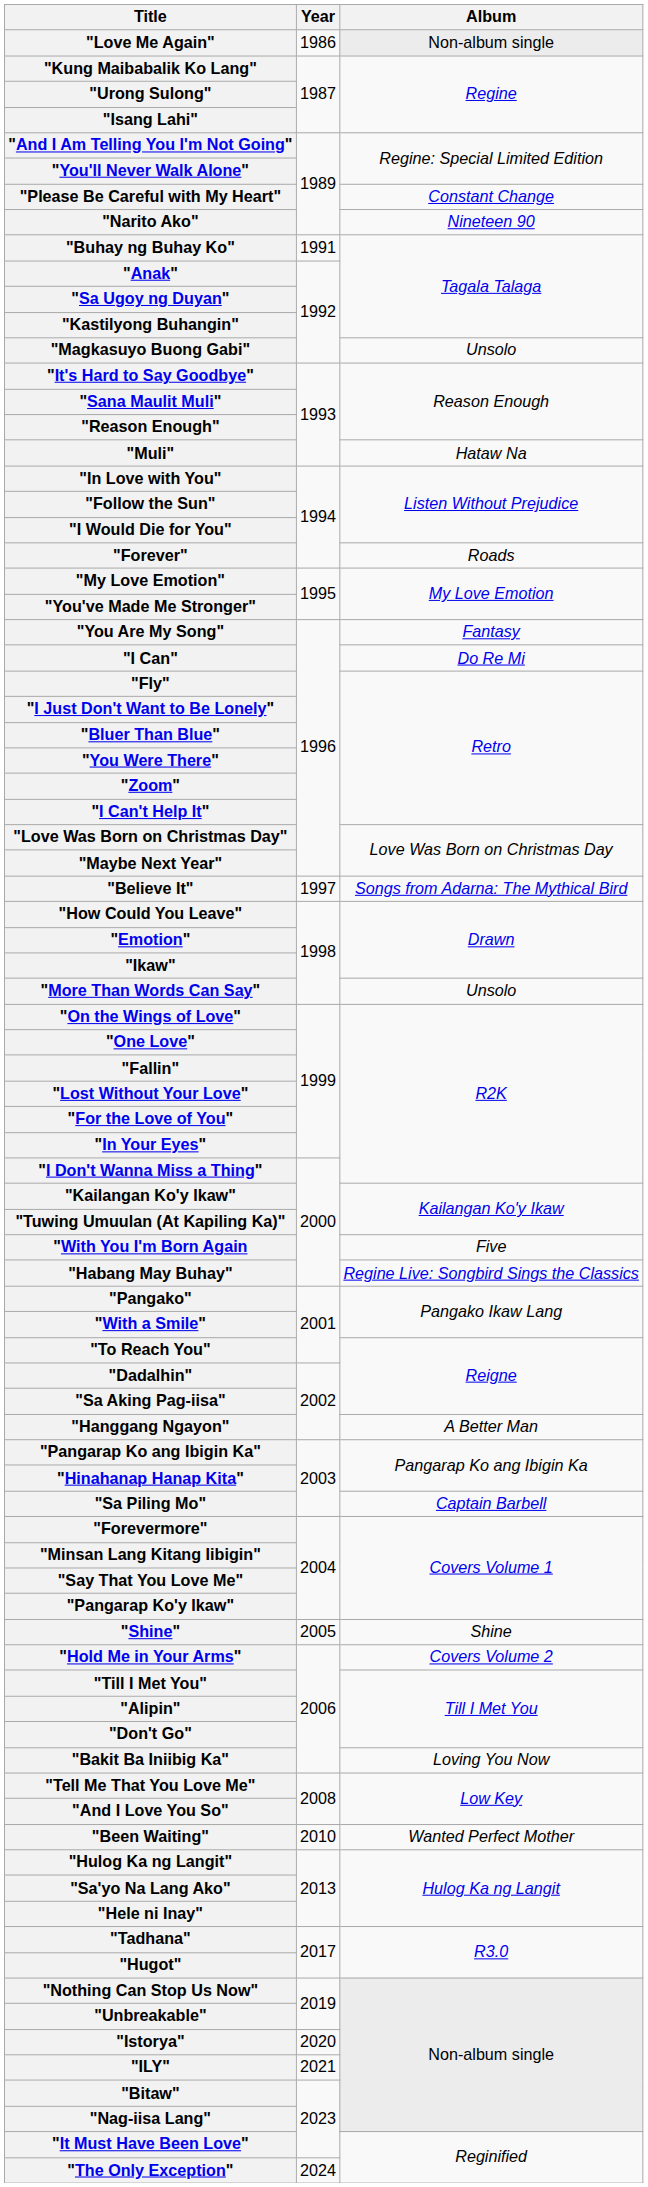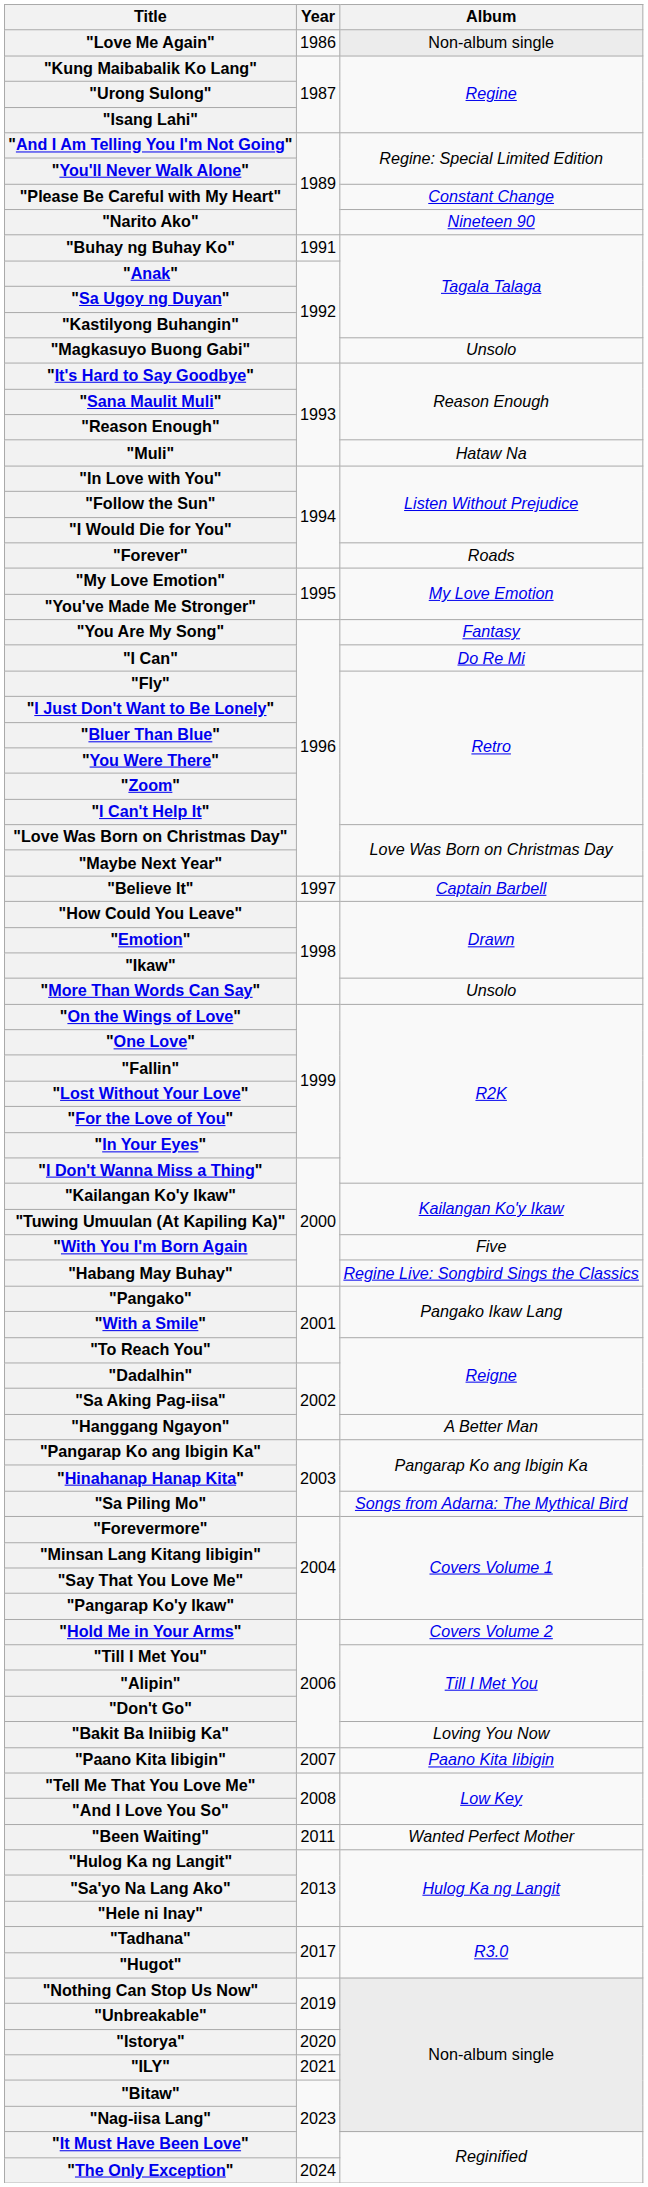(491, 888) Songs from Adarna: The Mythical Bird -> (491, 888) Captain Barbell
(491, 1503) Captain Barbell -> (491, 1503) Songs from Adarna: The Mythical Bird
- row: (150, 1631)
+ row: (150, 1760)
(318, 1836) 2010 -> (318, 1836) 2011
